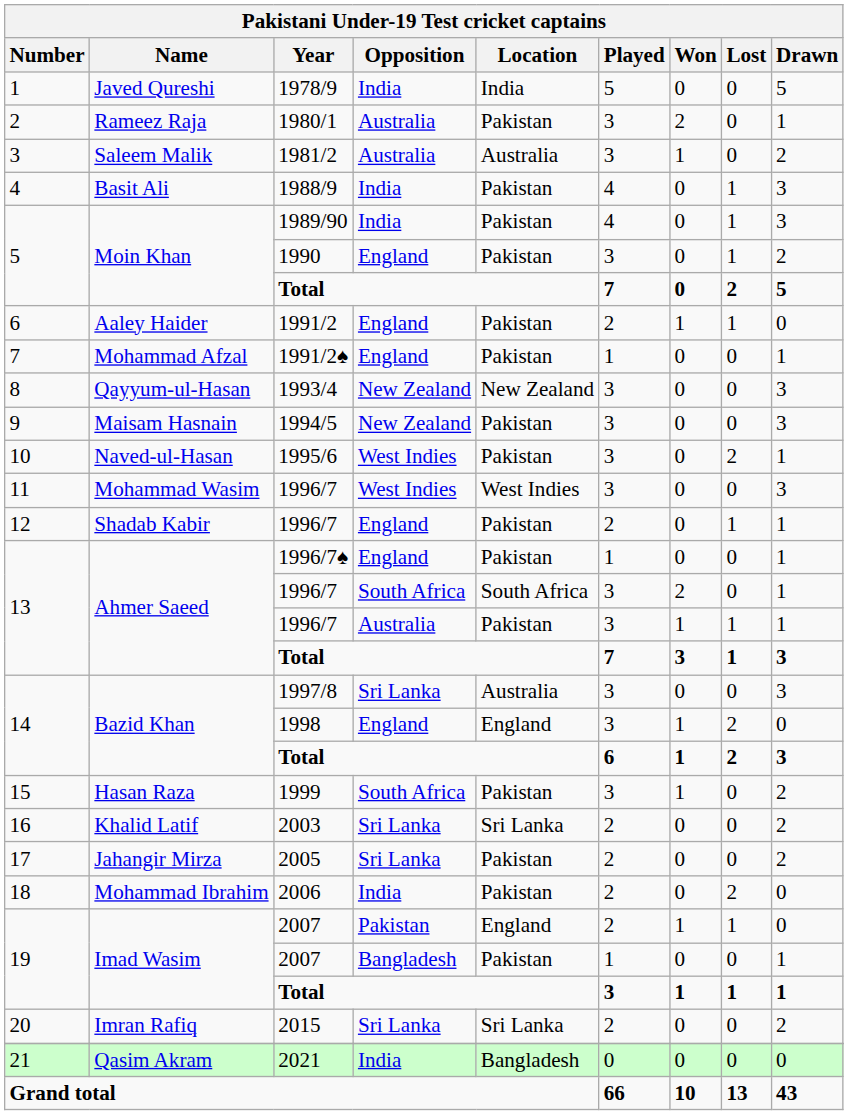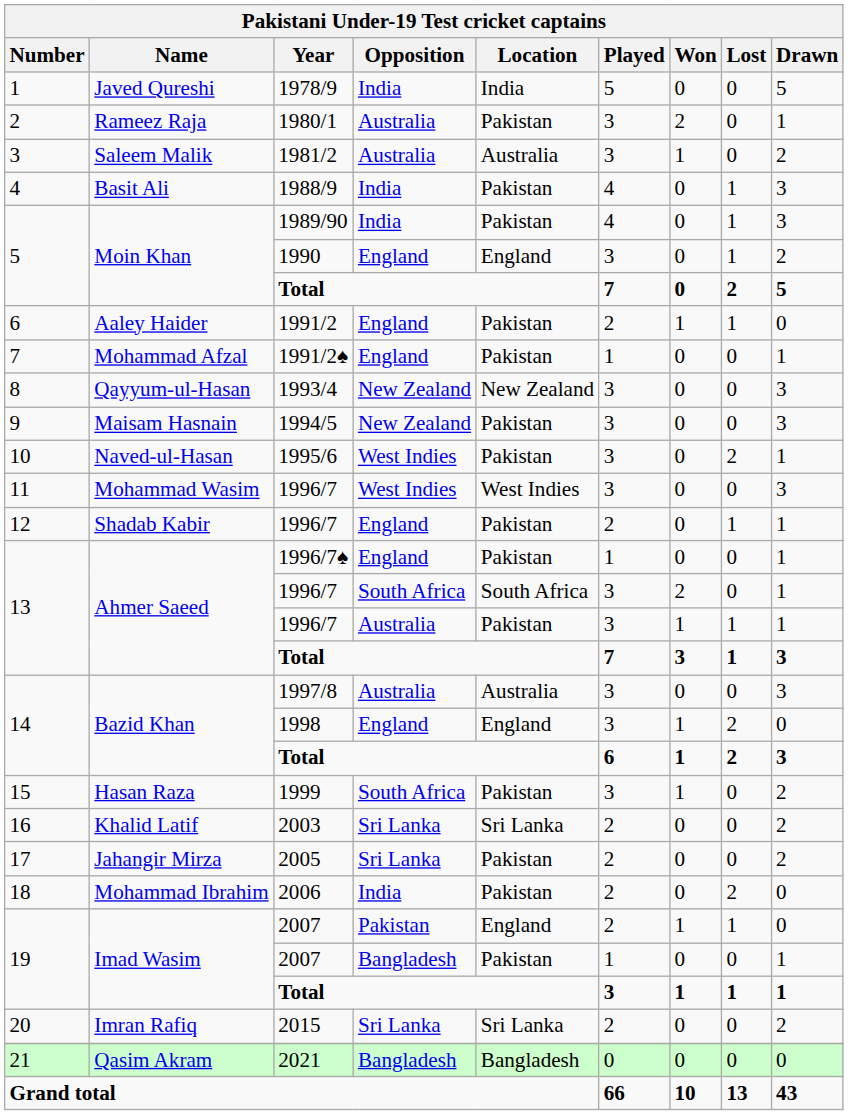(517, 255) Pakistan -> (516, 255) England
(399, 691) Sri Lanka -> (397, 691) Australia
(380, 1059) India -> (407, 1059) Bangladesh
